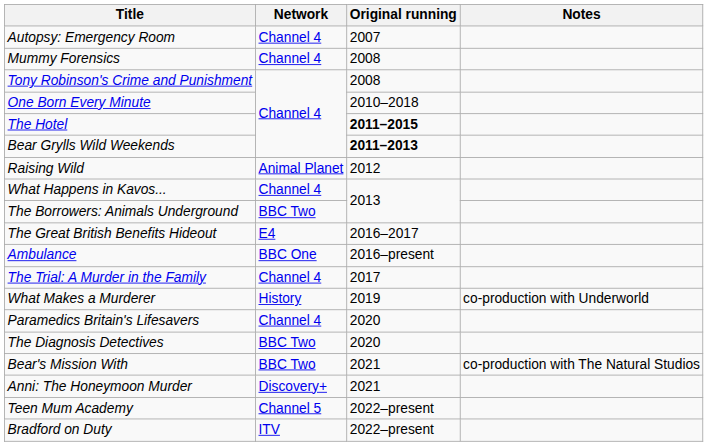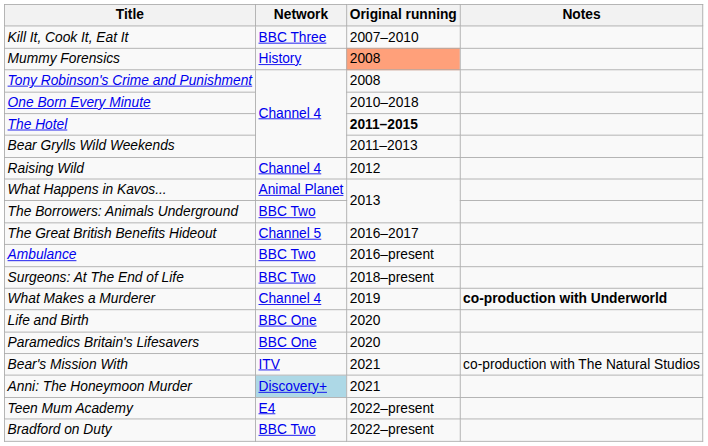+ row: (68, 37)
- row: (91, 37)
(290, 59) Channel 4 -> (280, 59) History
(365, 59) no background -> (365, 59) lightsalmon background
(384, 146) bold -> (384, 146) normal
(301, 168) Animal Planet -> (290, 168) Channel 4
(290, 189) Channel 4 -> (301, 189) Animal Planet
(267, 233) E4 -> (290, 233) Channel 5
(288, 255) BBC One -> (287, 255) BBC Two
- row: (107, 277)
+ row: (96, 277)
(280, 299) History -> (290, 299) Channel 4
(556, 299) normal -> (565, 299) bold
+ row: (48, 320)
(290, 320) Channel 4 -> (288, 342) BBC One
- row: (86, 342)
(287, 364) BBC Two -> (269, 364) ITV
(293, 386) no background -> (293, 386) lightblue background
(290, 408) Channel 5 -> (267, 408) E4
(269, 430) ITV -> (287, 430) BBC Two
